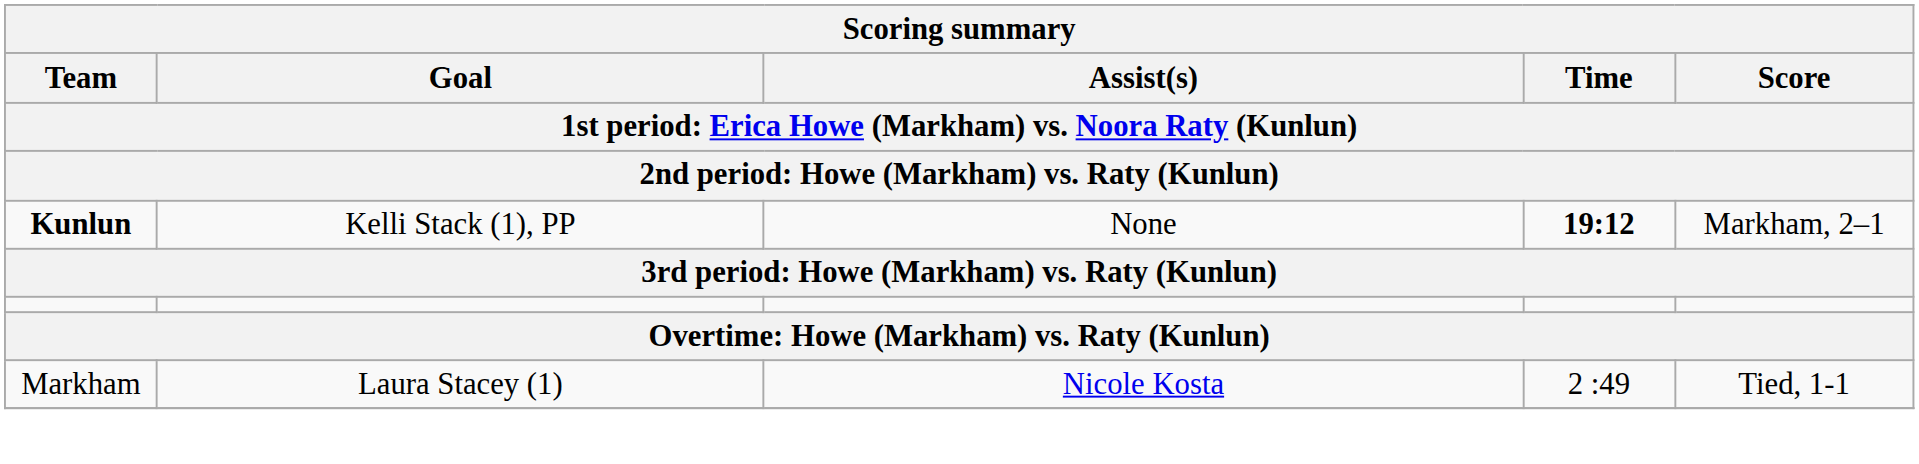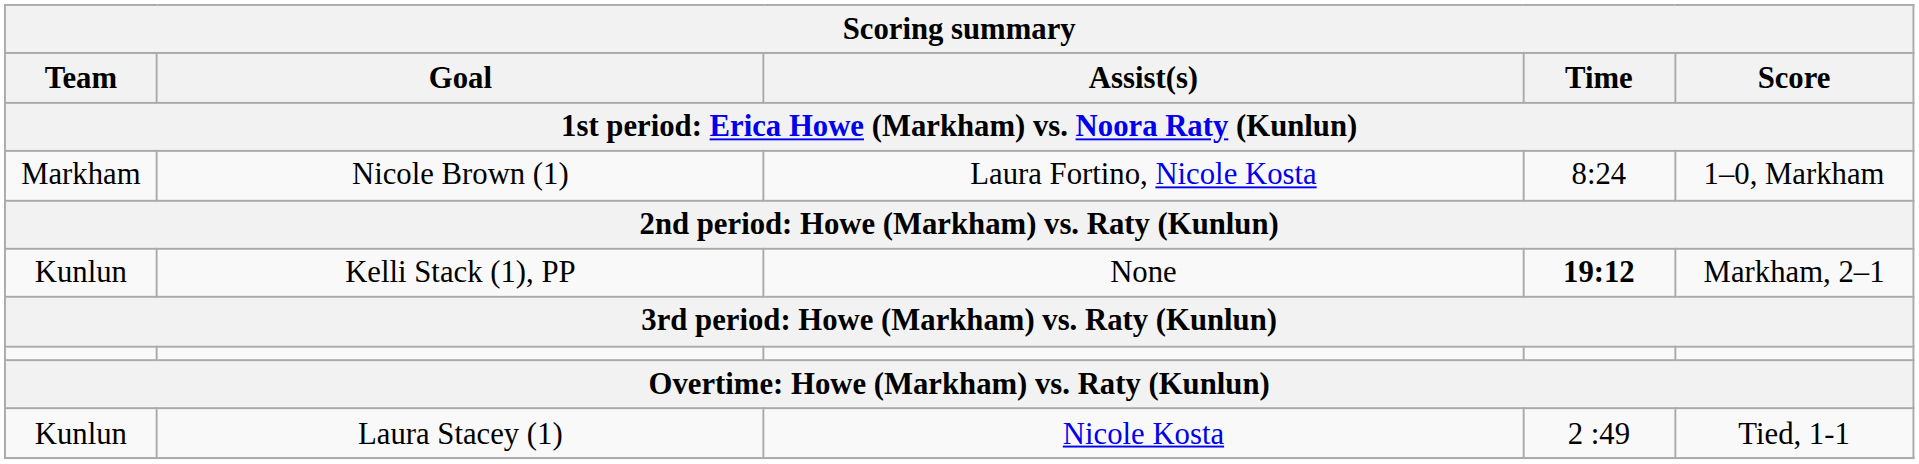+ row: (460, 175)
(81, 223) bold -> (81, 272) normal
(81, 384) Markham -> (81, 432) Kunlun
